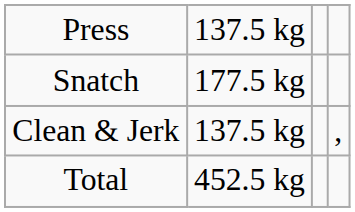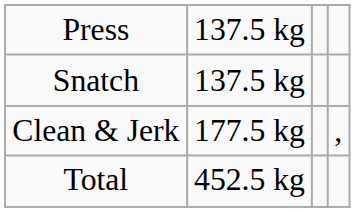(249, 79) 177.5 kg -> (249, 79) 137.5 kg
(249, 130) 137.5 kg -> (249, 130) 177.5 kg
